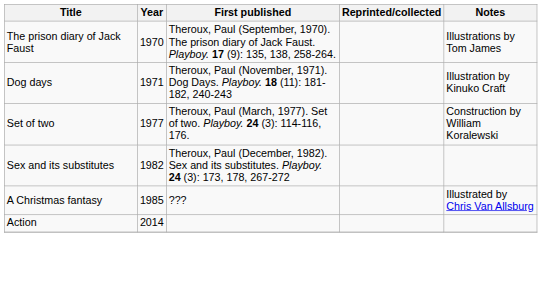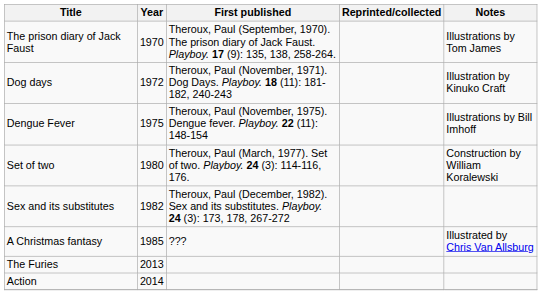(152, 83) 1971 -> (152, 83) 1972
+ row: (41, 124)
(152, 124) 1977 -> (152, 165) 1980
+ row: (32, 264)
